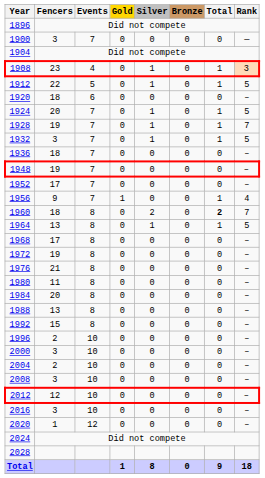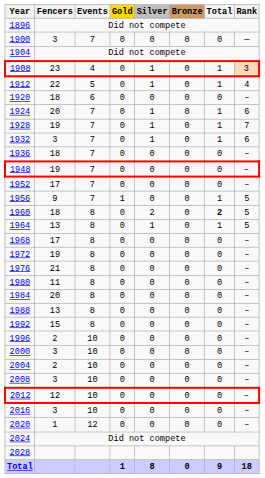(247, 84) 5 -> (247, 84) 4
(247, 112) 5 -> (247, 112) 6
(247, 140) 5 -> (247, 140) 6
(247, 198) 4 -> (247, 198) 5
(247, 212) 7 -> (247, 212) 5
